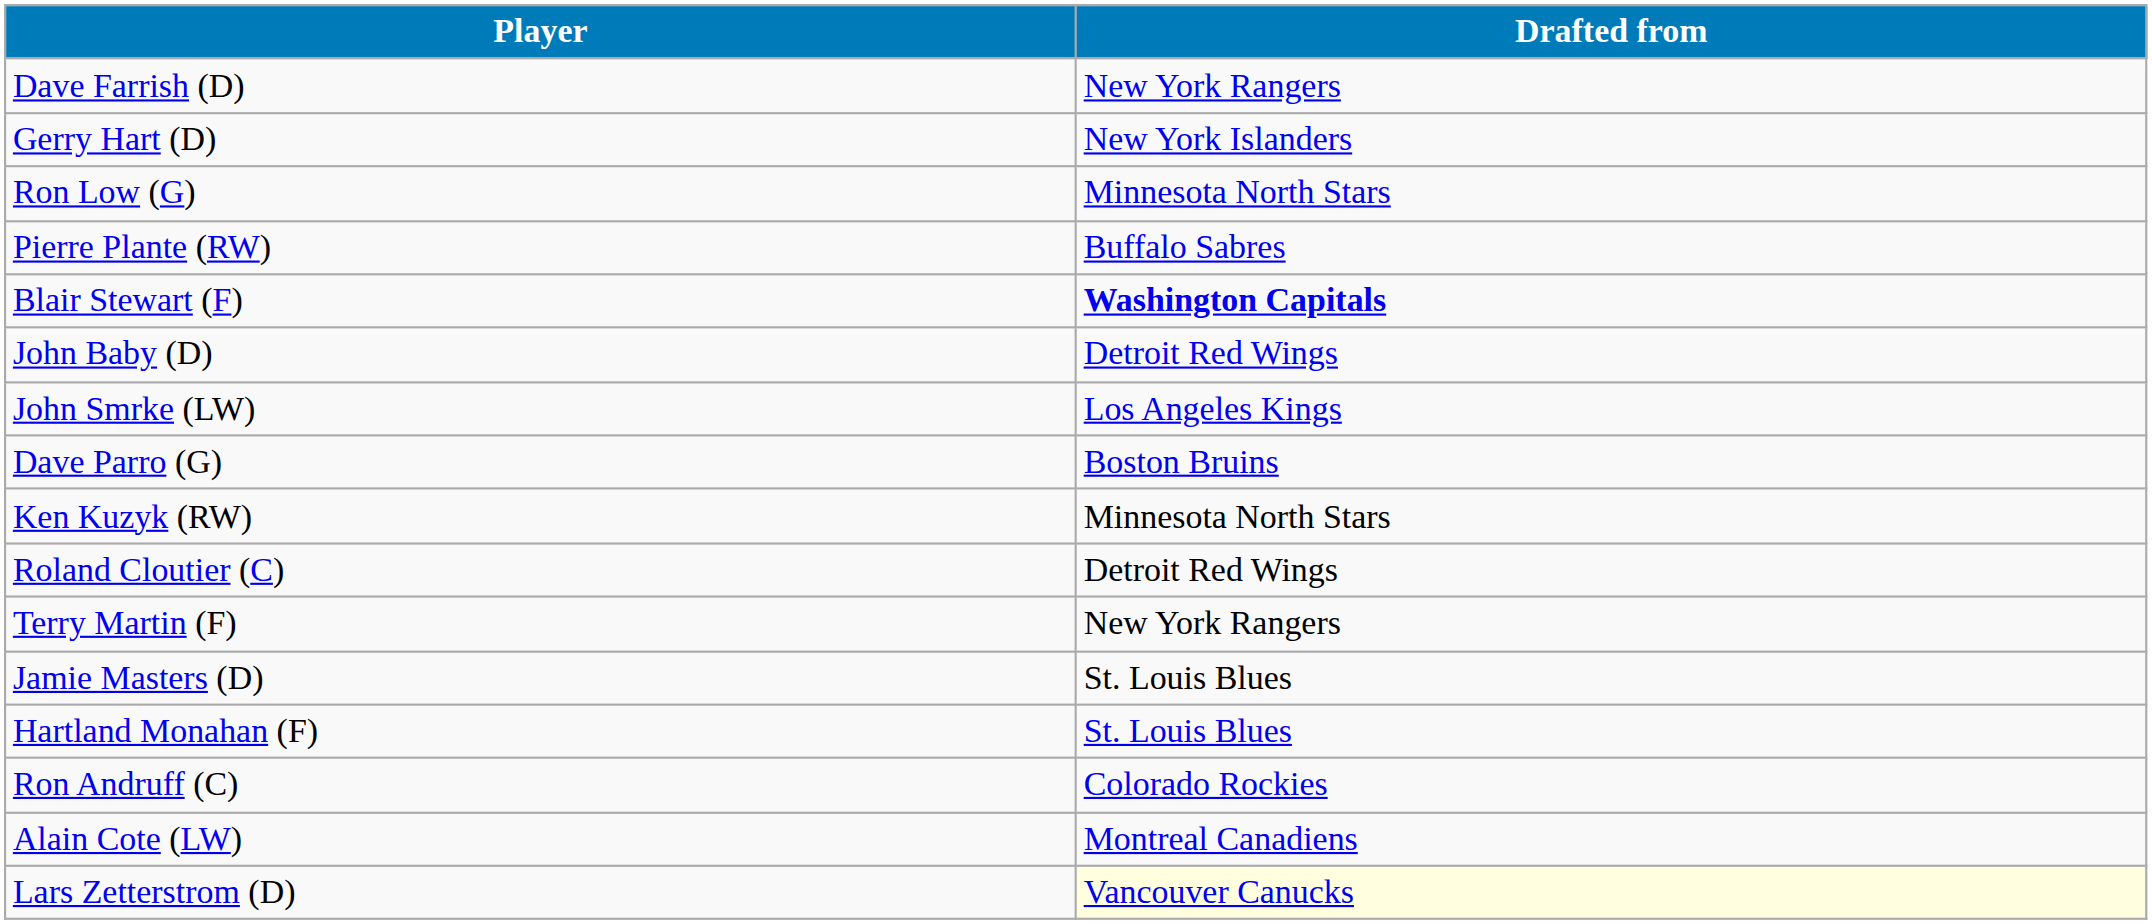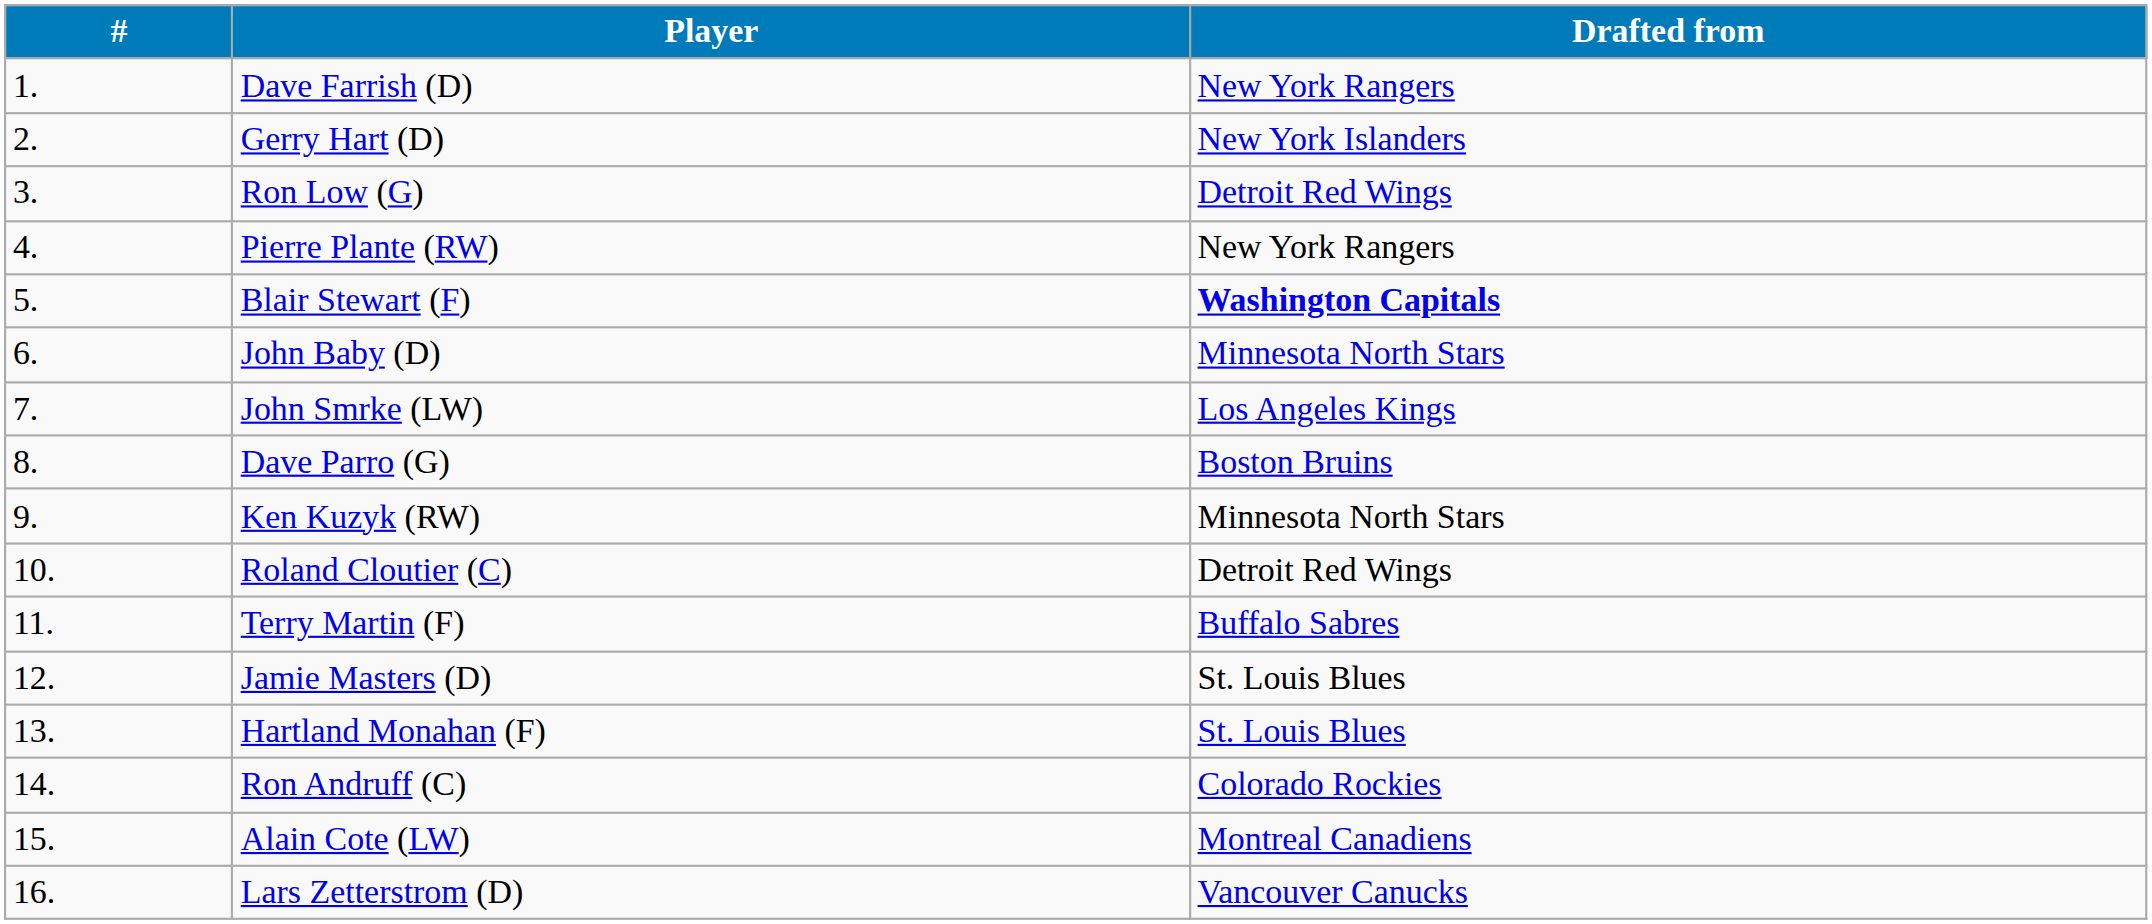+ column: (119, 31)
(1237, 192) Minnesota North Stars -> (1325, 192) Detroit Red Wings
(1185, 246) Buffalo Sabres -> (1326, 246) New York Rangers
(1211, 354) Detroit Red Wings -> (1351, 354) Minnesota North Stars
(1212, 623) New York Rangers -> (1299, 623) Buffalo Sabres
(1219, 892) lightyellow background -> (1333, 892) no background
